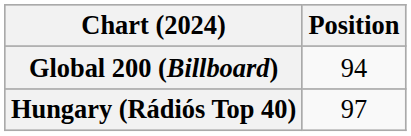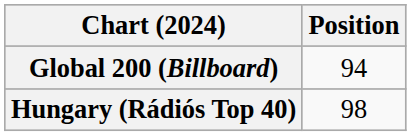(354, 109) 97 -> (354, 109) 98
